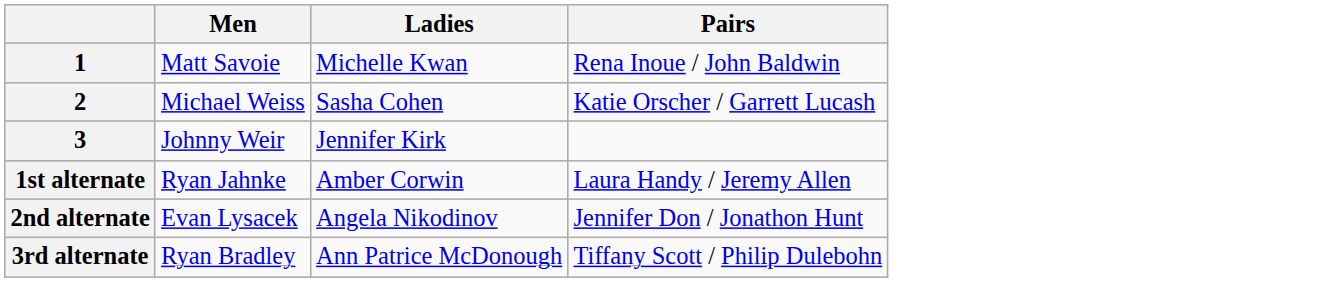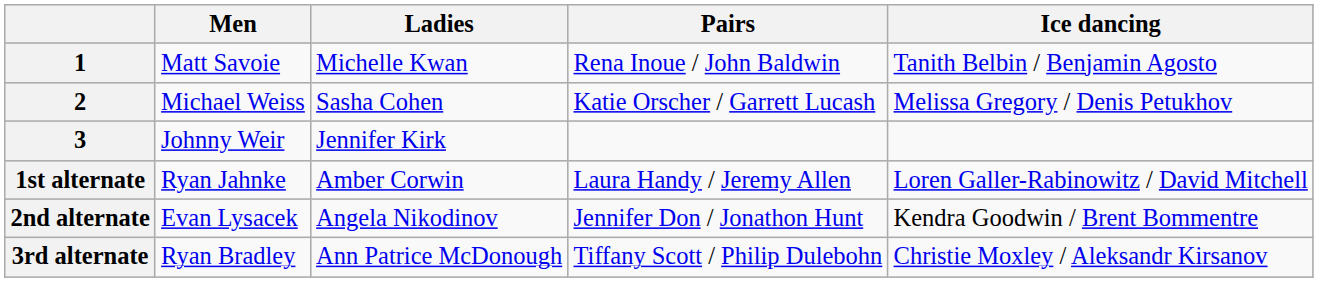+ column: (1101, 23)
